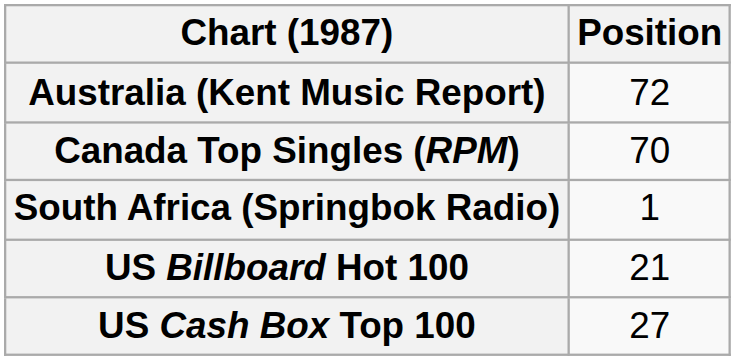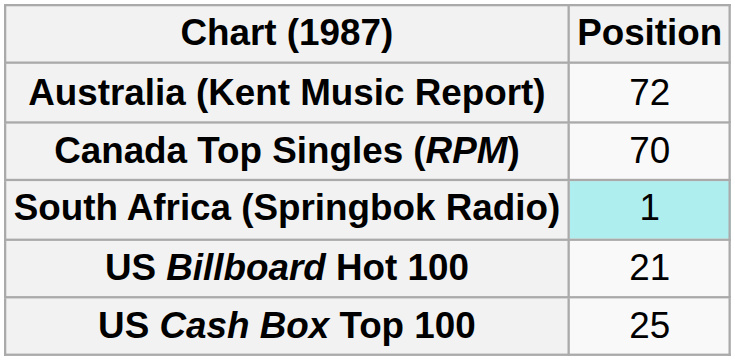(650, 208) no background -> (650, 208) paleturquoise background
(650, 325) 27 -> (650, 325) 25
